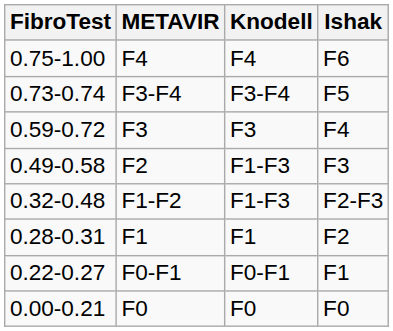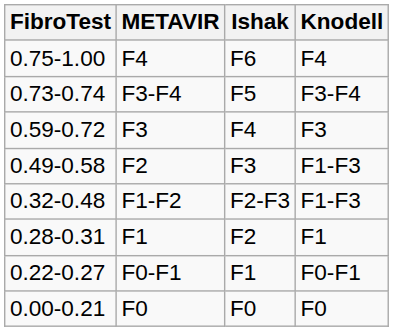columns swapped: (271, 22) <-> (353, 22)
